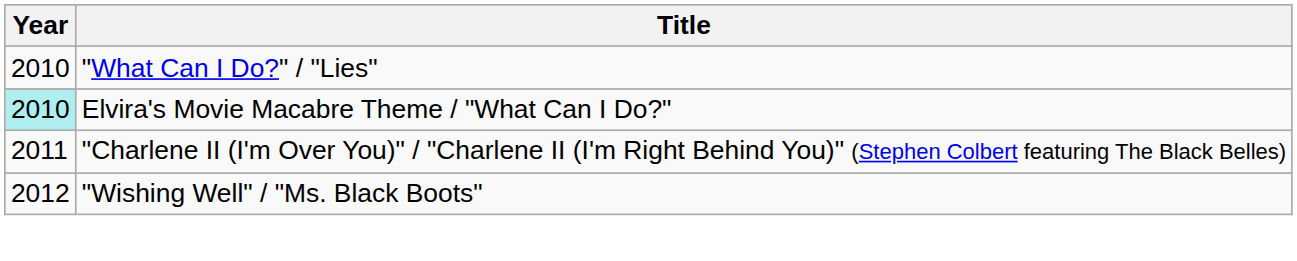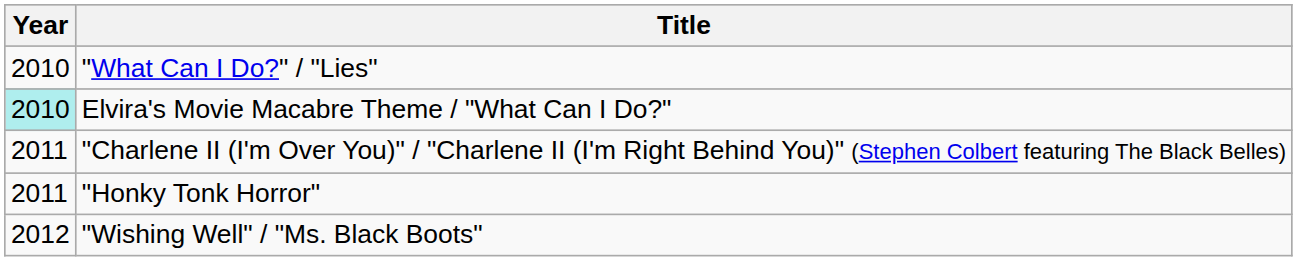+ row: (201, 192)
